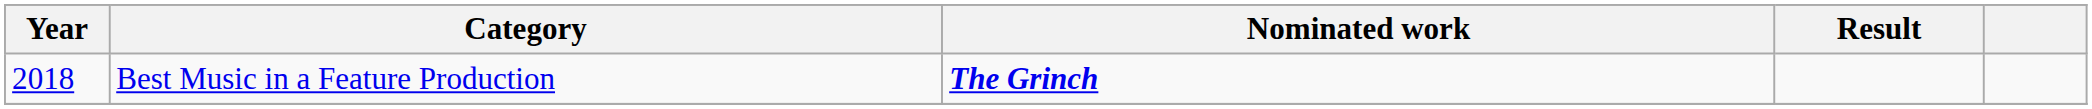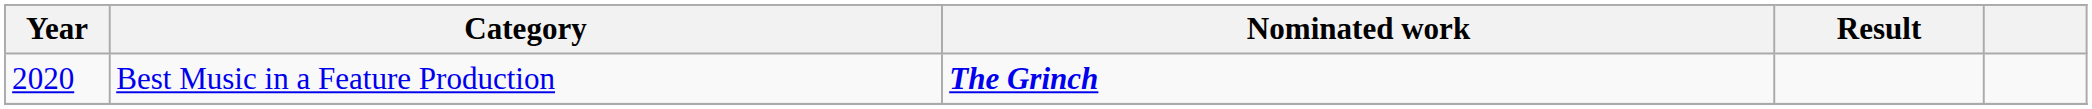(43, 78) 2018 -> (43, 78) 2020
